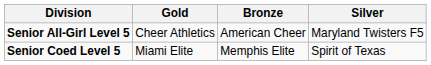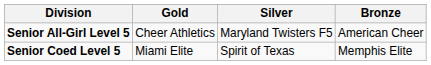columns swapped: (367, 13) <-> (263, 13)
